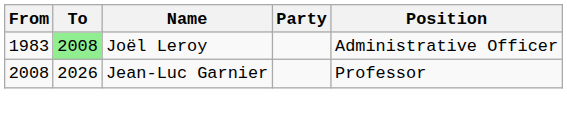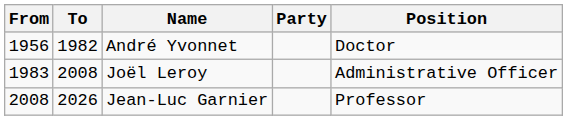+ row: (172, 46)
(78, 46) lightgreen background -> (78, 74) no background
